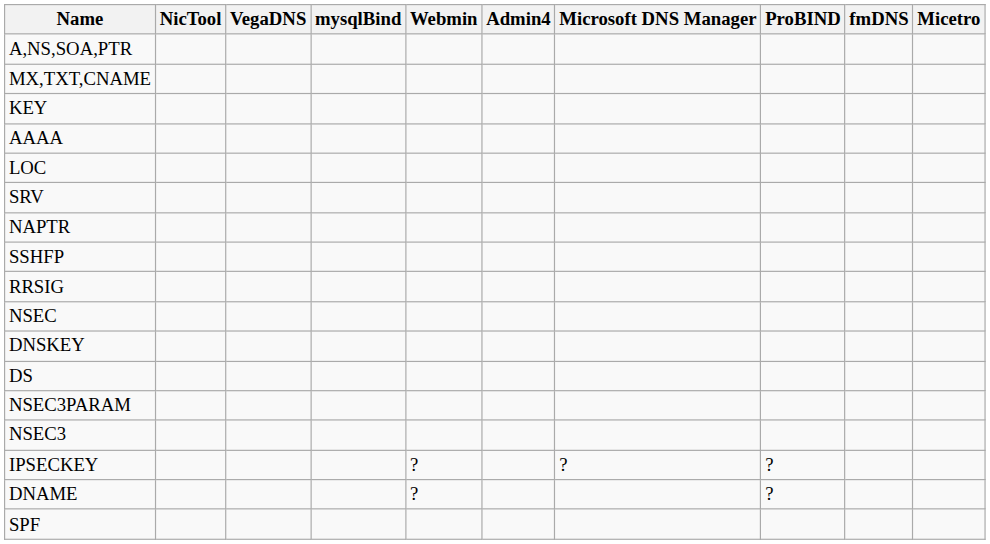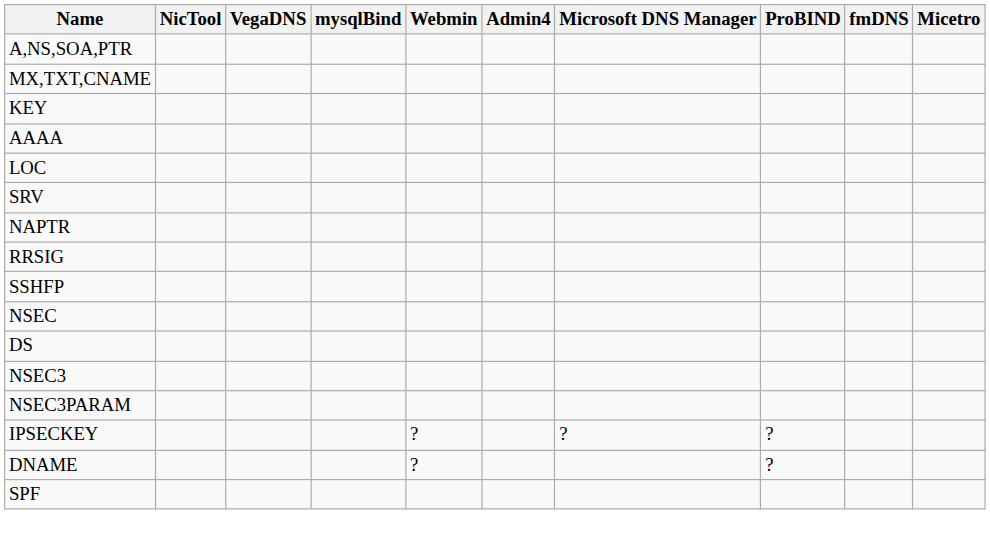rows swapped: (36, 256) <-> (36, 286)
- row: (47, 345)
rows swapped: (38, 434) <-> (70, 405)
